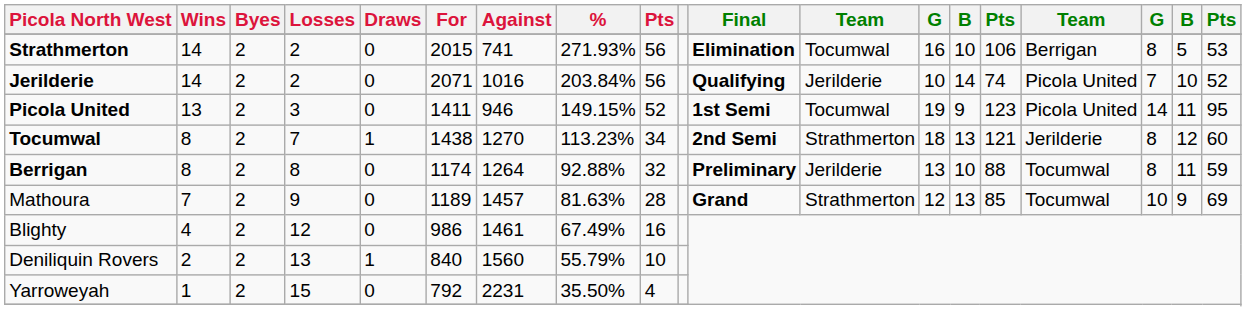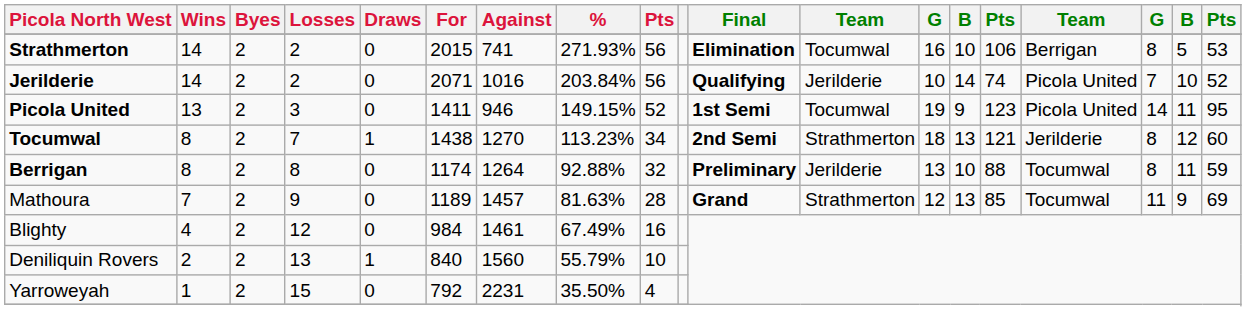(1157, 199) 10 -> (1156, 199) 11
(446, 229) 986 -> (446, 229) 984
